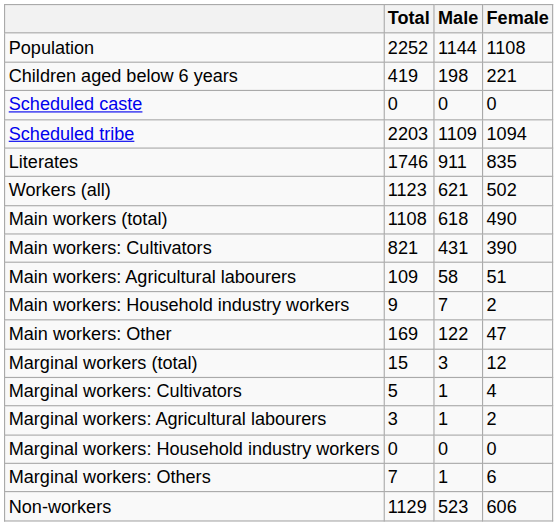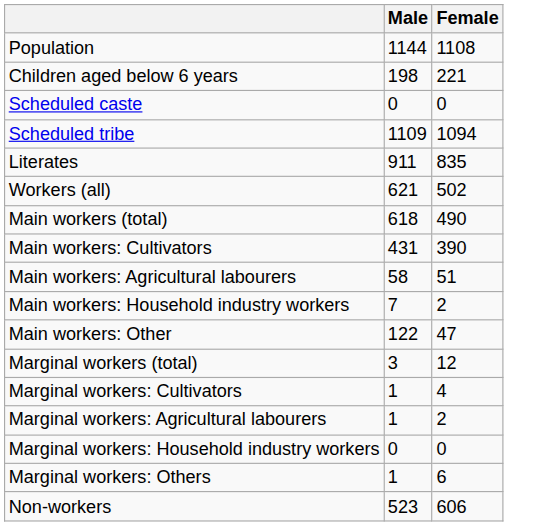- column: (409, 18)
